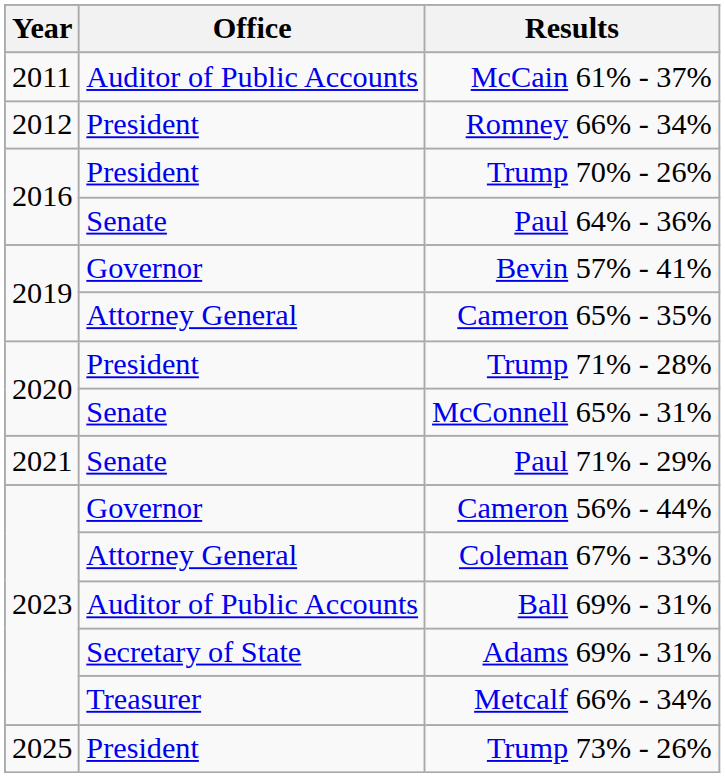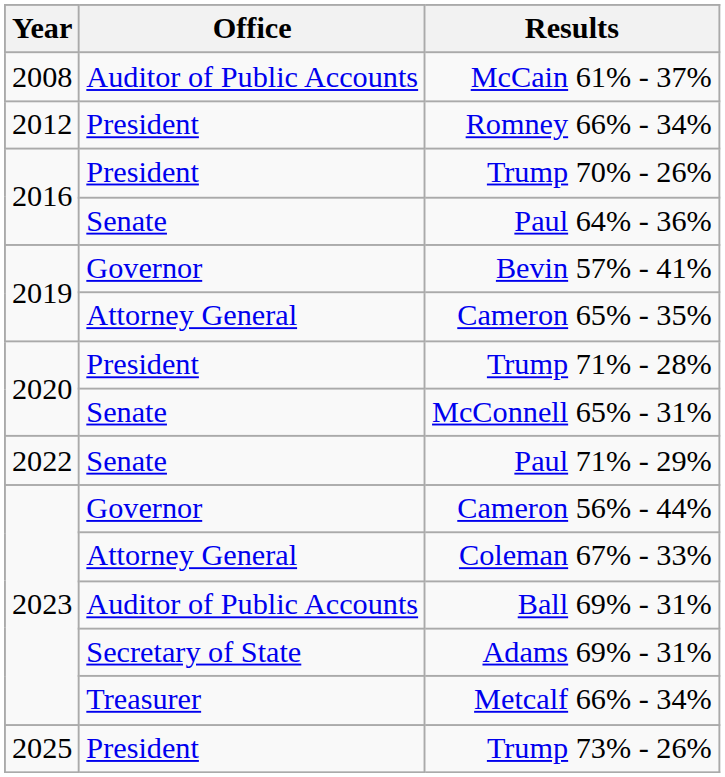(42, 76) 2011 -> (42, 76) 2008
(42, 460) 2021 -> (42, 460) 2022
